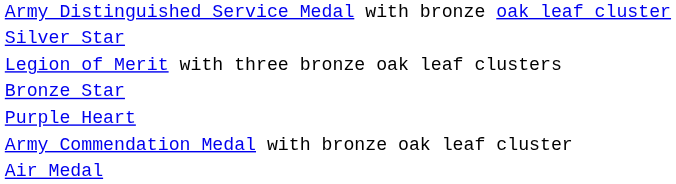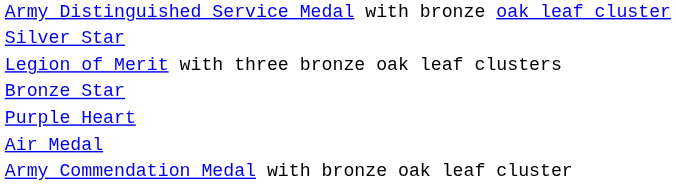rows swapped: (54, 171) <-> (289, 145)
